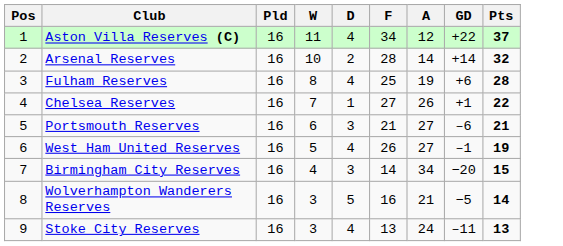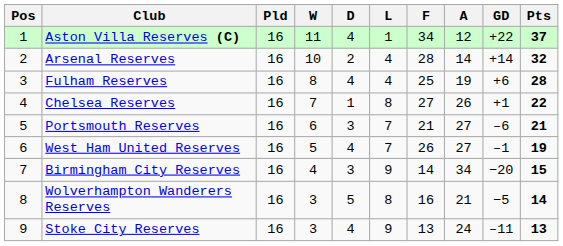+ column: (388, 16)
